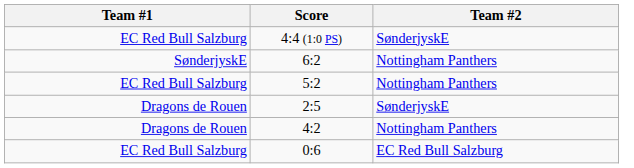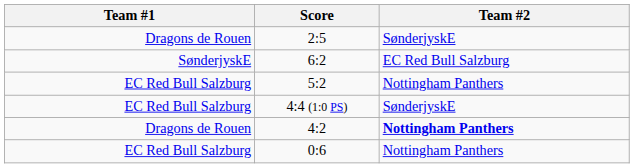rows swapped: (312, 38) <-> (312, 106)
(437, 60) Nottingham Panthers -> (446, 60) EC Red Bull Salzburg
(437, 128) normal -> (448, 128) bold
(440, 151) EC Red Bull Salzburg -> (443, 151) Nottingham Panthers
